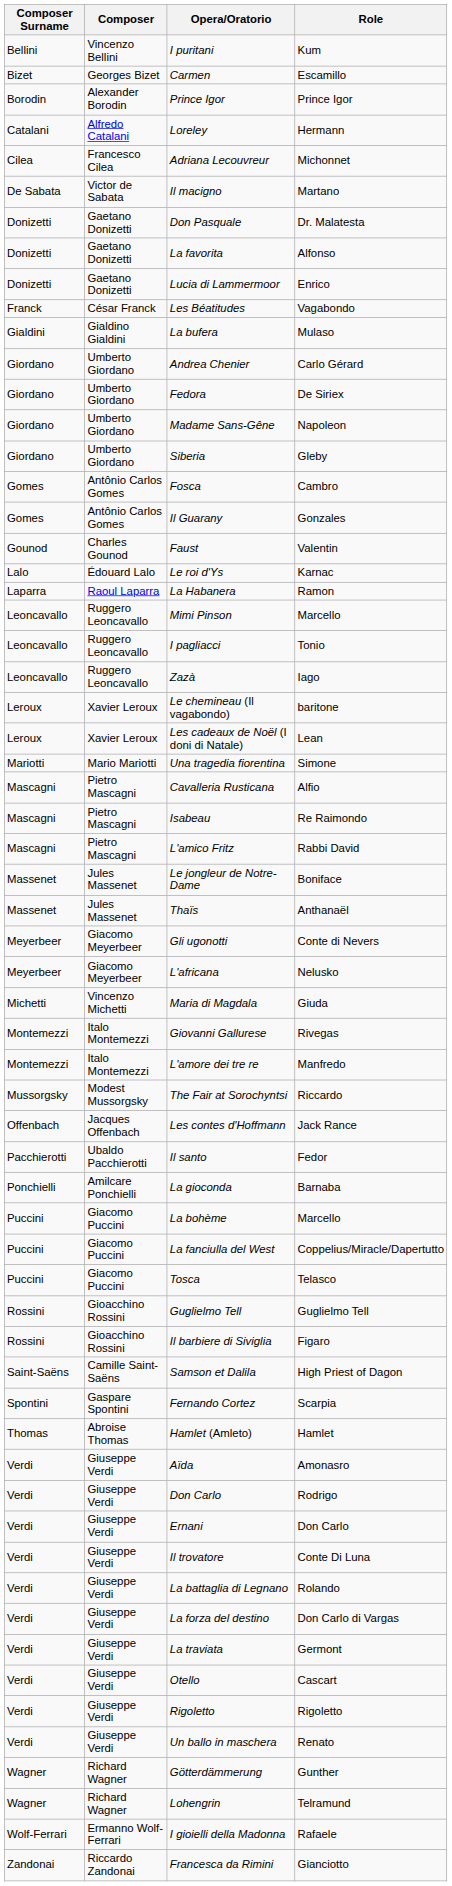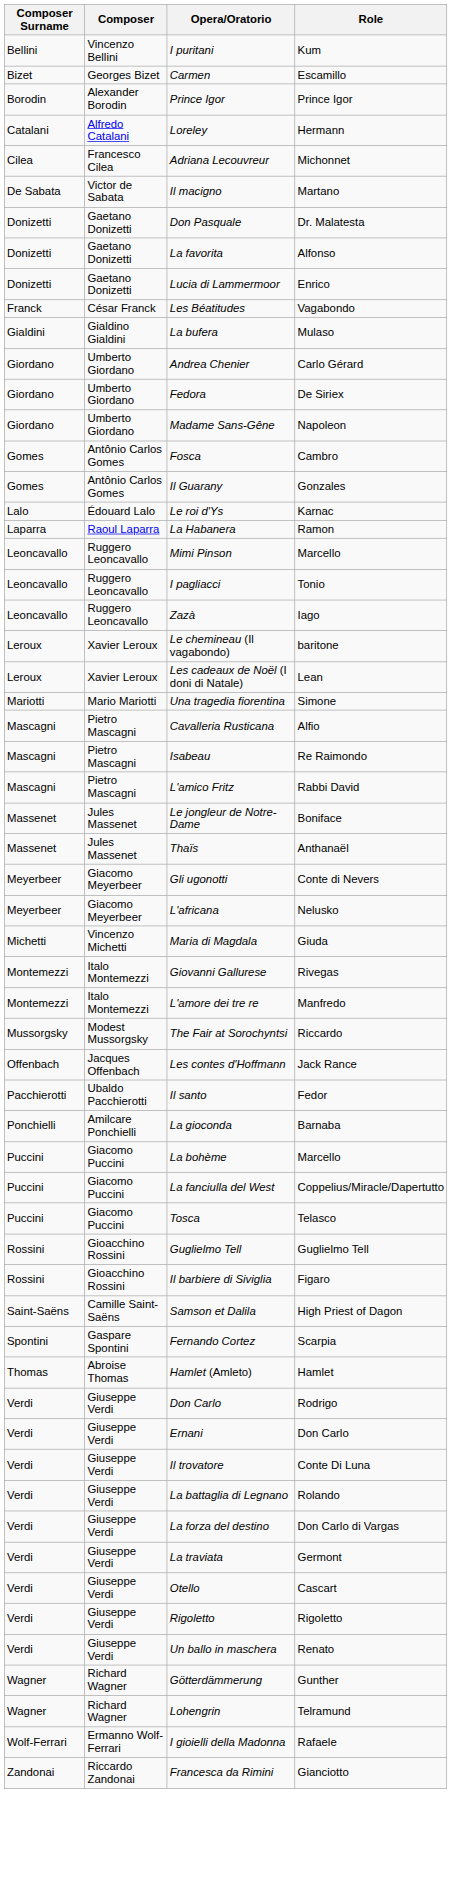- row: (188, 456)
- row: (184, 548)
- row: (182, 1465)
